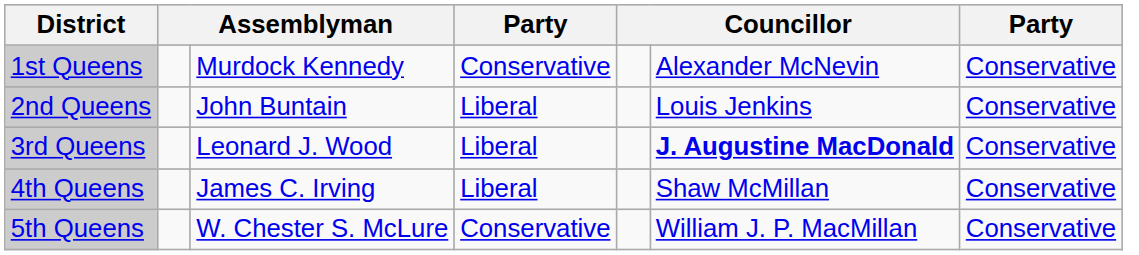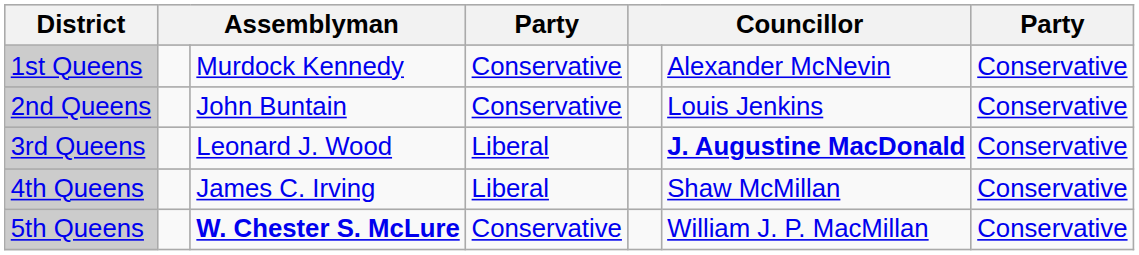(499, 106) Liberal -> (547, 106) Conservative
(322, 229) normal -> (328, 229) bold
